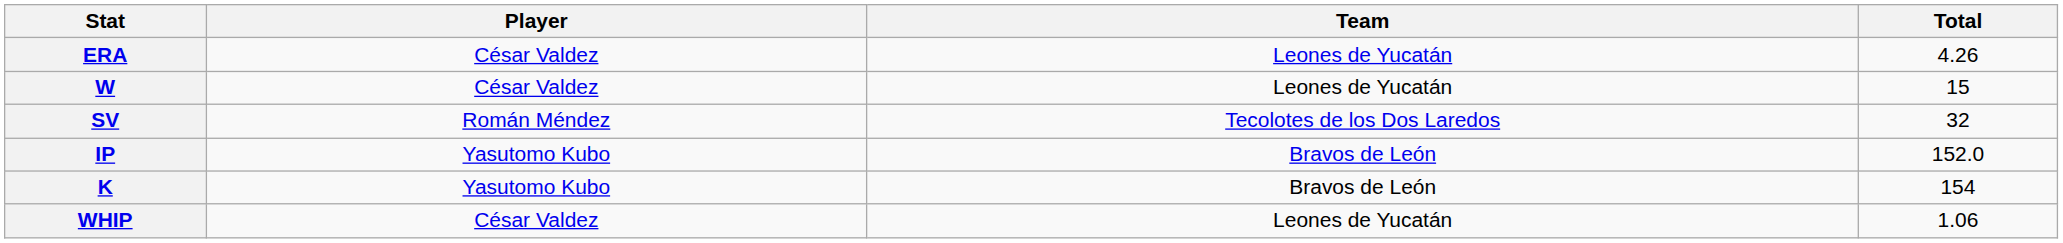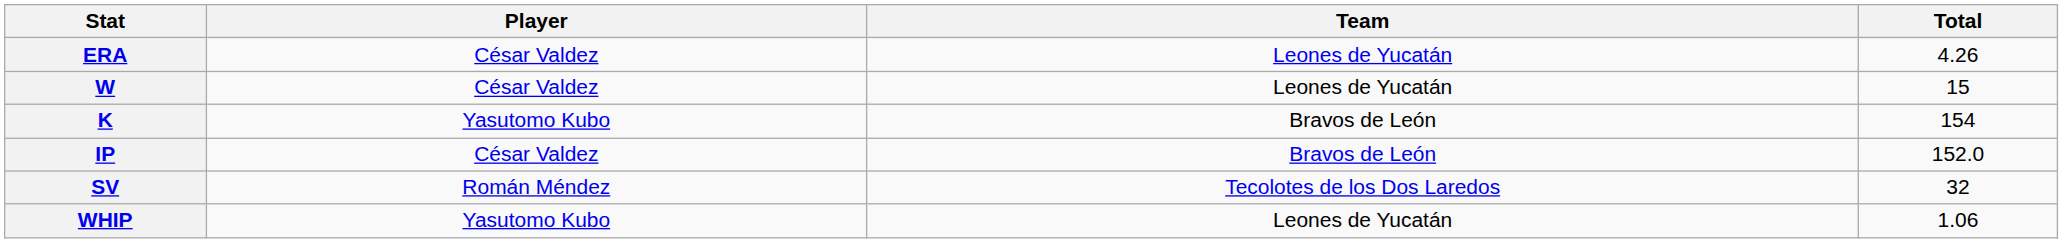rows swapped: (105, 120) <-> (105, 187)
(536, 154) Yasutomo Kubo -> (536, 154) César Valdez
(536, 220) César Valdez -> (536, 220) Yasutomo Kubo
